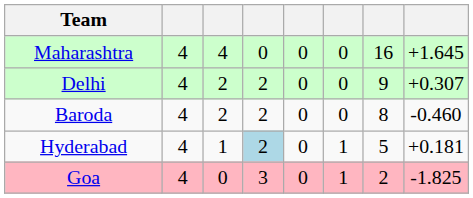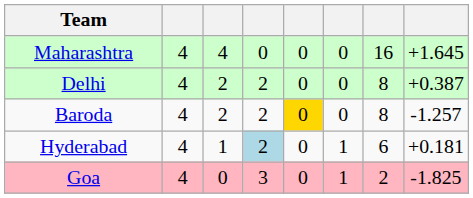(383, 83) 9 -> (383, 83) 8
(436, 83) +0.307 -> (436, 83) +0.387
(303, 114) no background -> (303, 114) gold background
(436, 114) -0.460 -> (436, 114) -1.257
(383, 146) 5 -> (383, 146) 6
